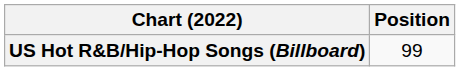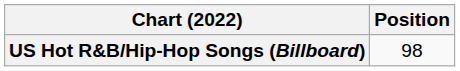(412, 50) 99 -> (412, 50) 98
